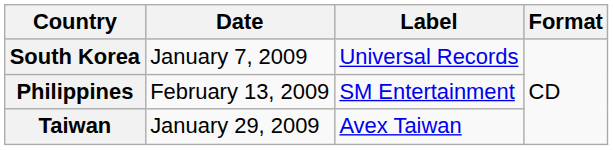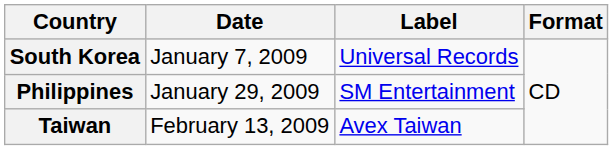(240, 91) February 13, 2009 -> (235, 91) January 29, 2009
(235, 126) January 29, 2009 -> (240, 126) February 13, 2009
